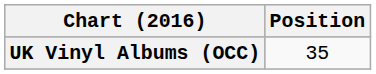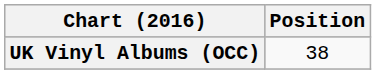(317, 53) 35 -> (317, 53) 38
